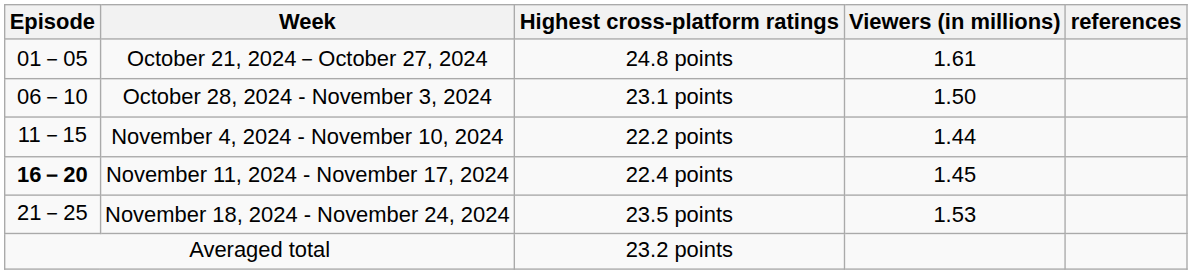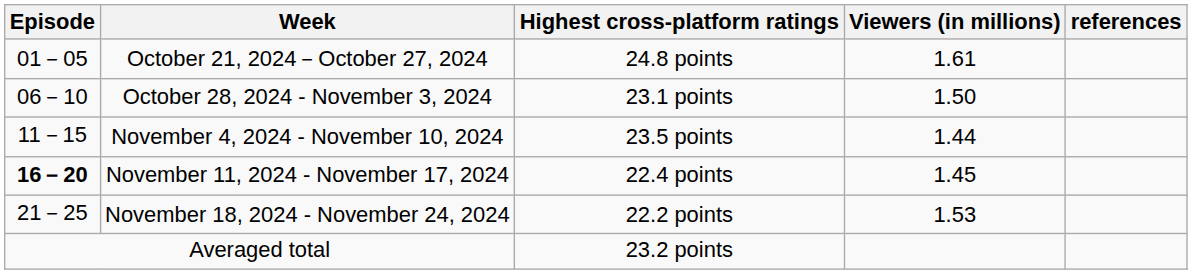(679, 136) 22.2 points -> (679, 136) 23.5 points
(679, 214) 23.5 points -> (679, 214) 22.2 points
